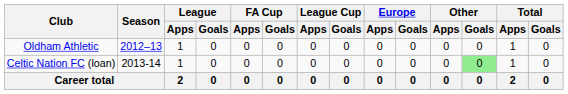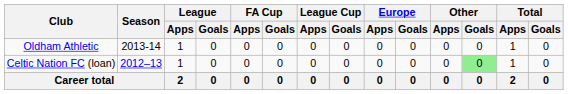(141, 47) 2012–13 -> (141, 47) 2013-14
(141, 64) 2013-14 -> (141, 64) 2012–13
